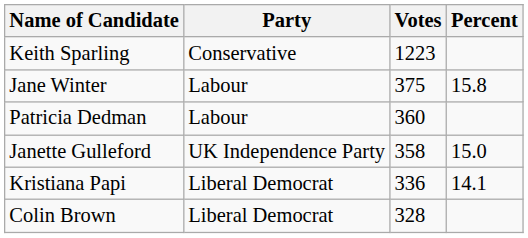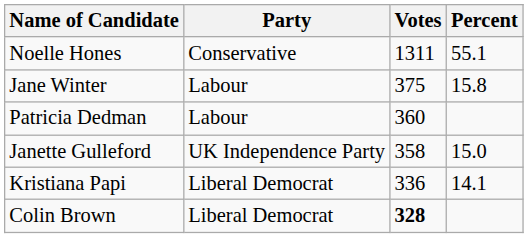+ row: (65, 53)
- row: (69, 53)
(410, 215) normal -> (410, 215) bold
